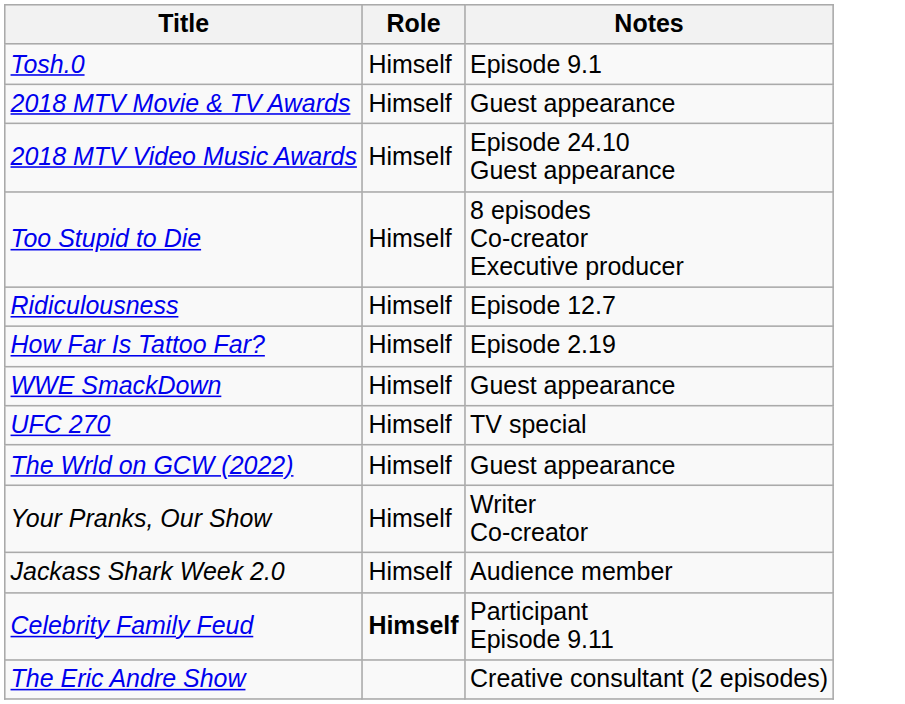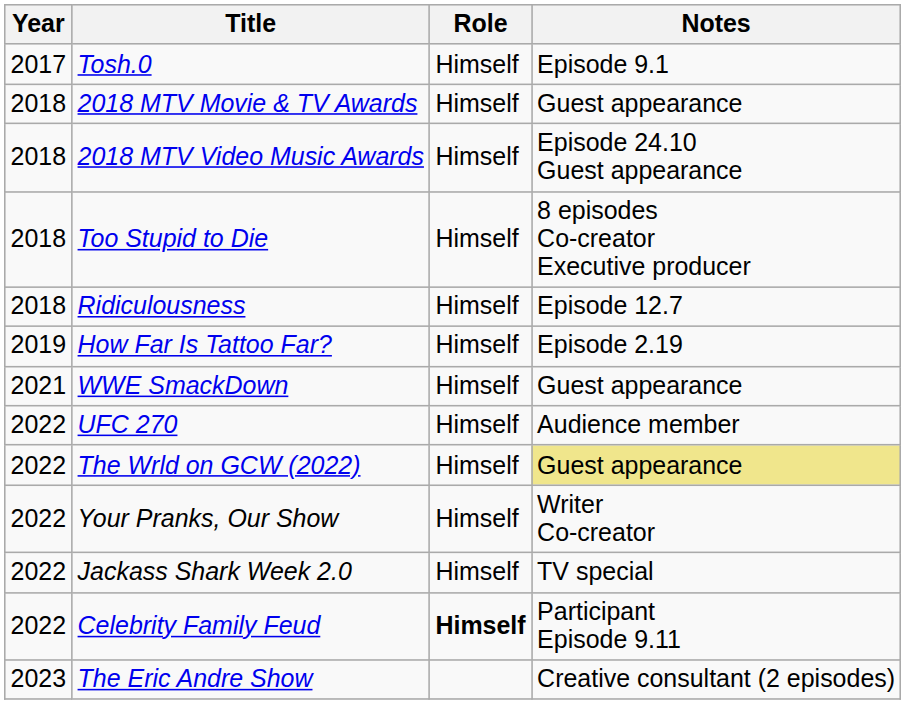+ column: (38, 24)
(528, 425) TV special -> (638, 425) Audience member
(573, 464) no background -> (640, 464) khaki background
(571, 572) Audience member -> (595, 572) TV special
